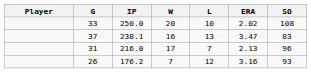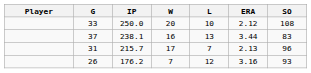(248, 23) 2.02 -> (248, 23) 2.12
(248, 36) 3.47 -> (248, 36) 3.44
(132, 49) 216.0 -> (132, 49) 215.7
